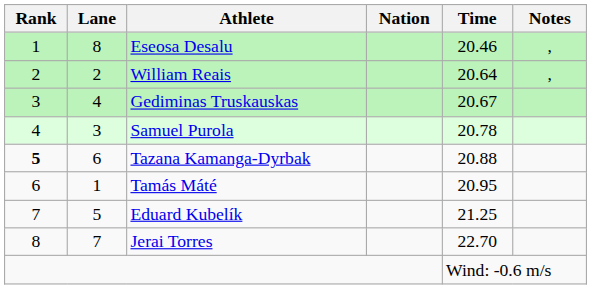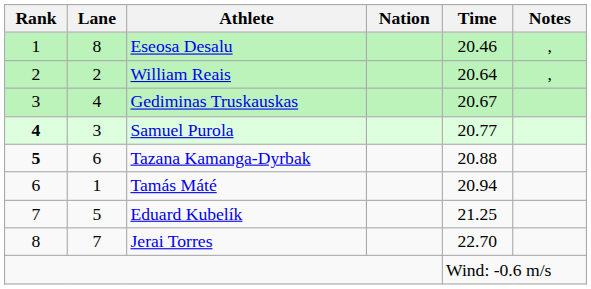(36, 130) normal -> (36, 130) bold
(477, 130) 20.78 -> (477, 130) 20.77
(477, 185) 20.95 -> (477, 185) 20.94
